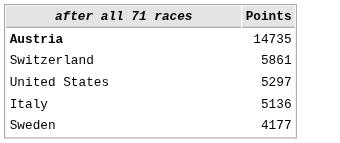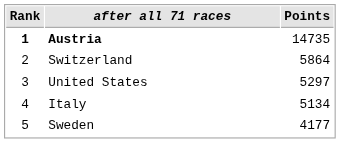+ column: (25, 17)
(276, 61) 5861 -> (315, 61) 5864
(276, 104) 5136 -> (315, 104) 5134
